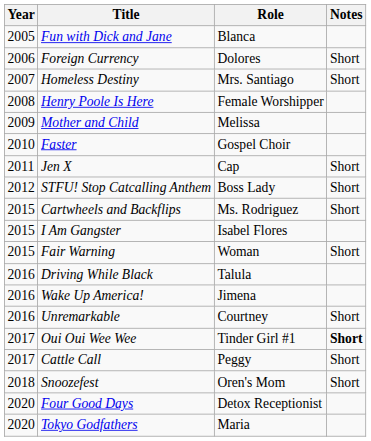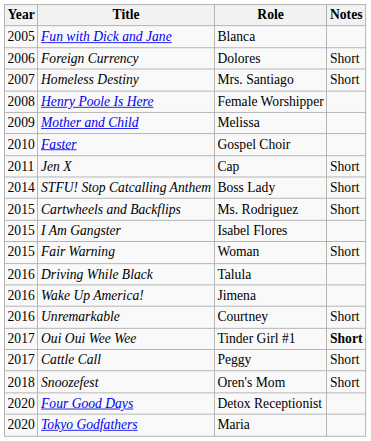(21, 187) 2012 -> (21, 187) 2014
